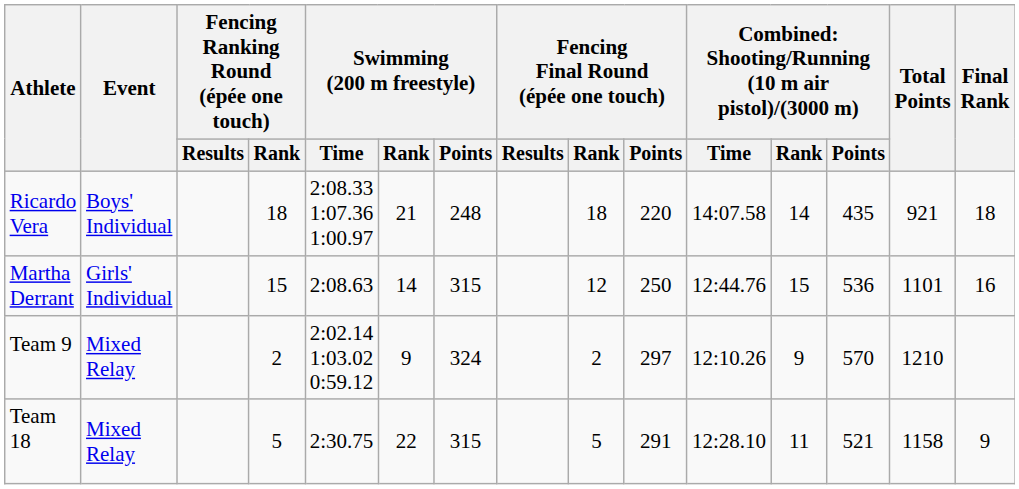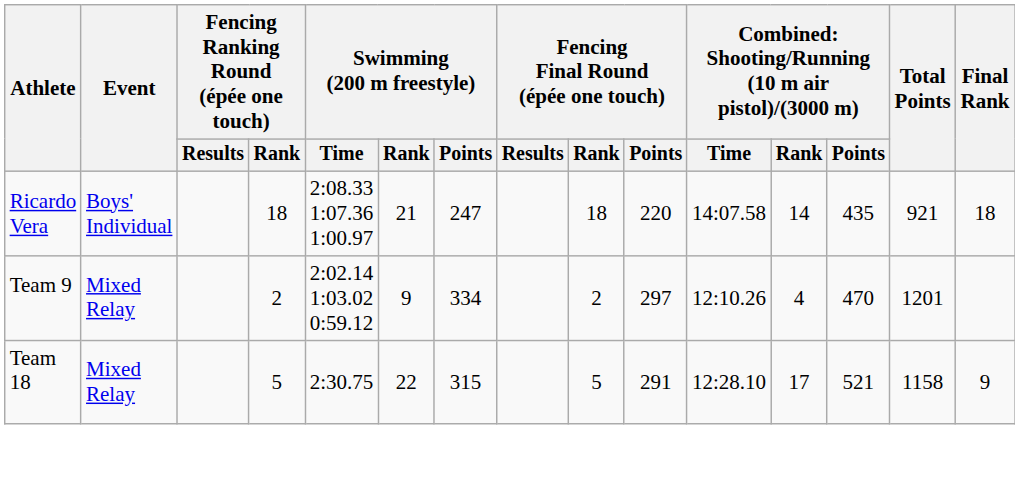(466, 213) 248 -> (466, 213) 247
- row: (42, 285)
(466, 357) 324 -> (466, 298) 334
(799, 357) 9 -> (799, 298) 4
(858, 357) 570 -> (858, 298) 470
(923, 357) 1210 -> (923, 298) 1201
(799, 441) 11 -> (799, 382) 17
